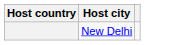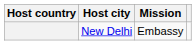+ column: (160, 13)
